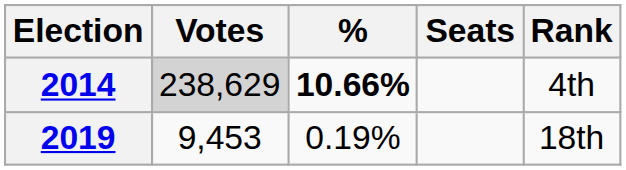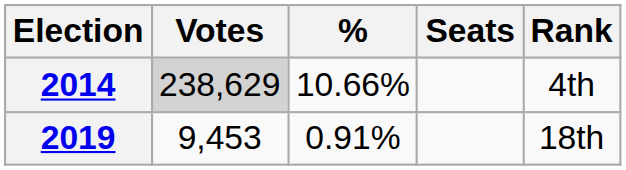(353, 84) bold -> (353, 84) normal
(353, 137) 0.19% -> (353, 137) 0.91%
